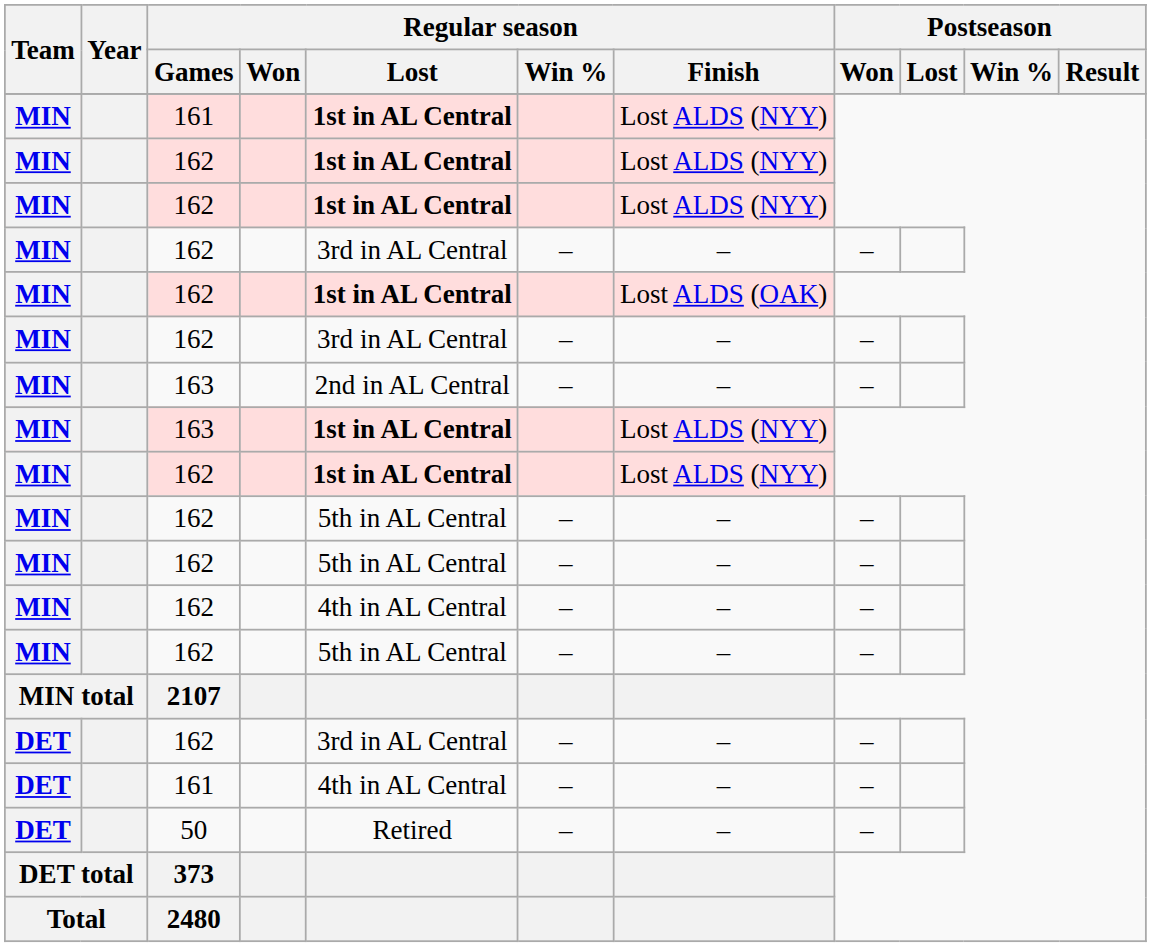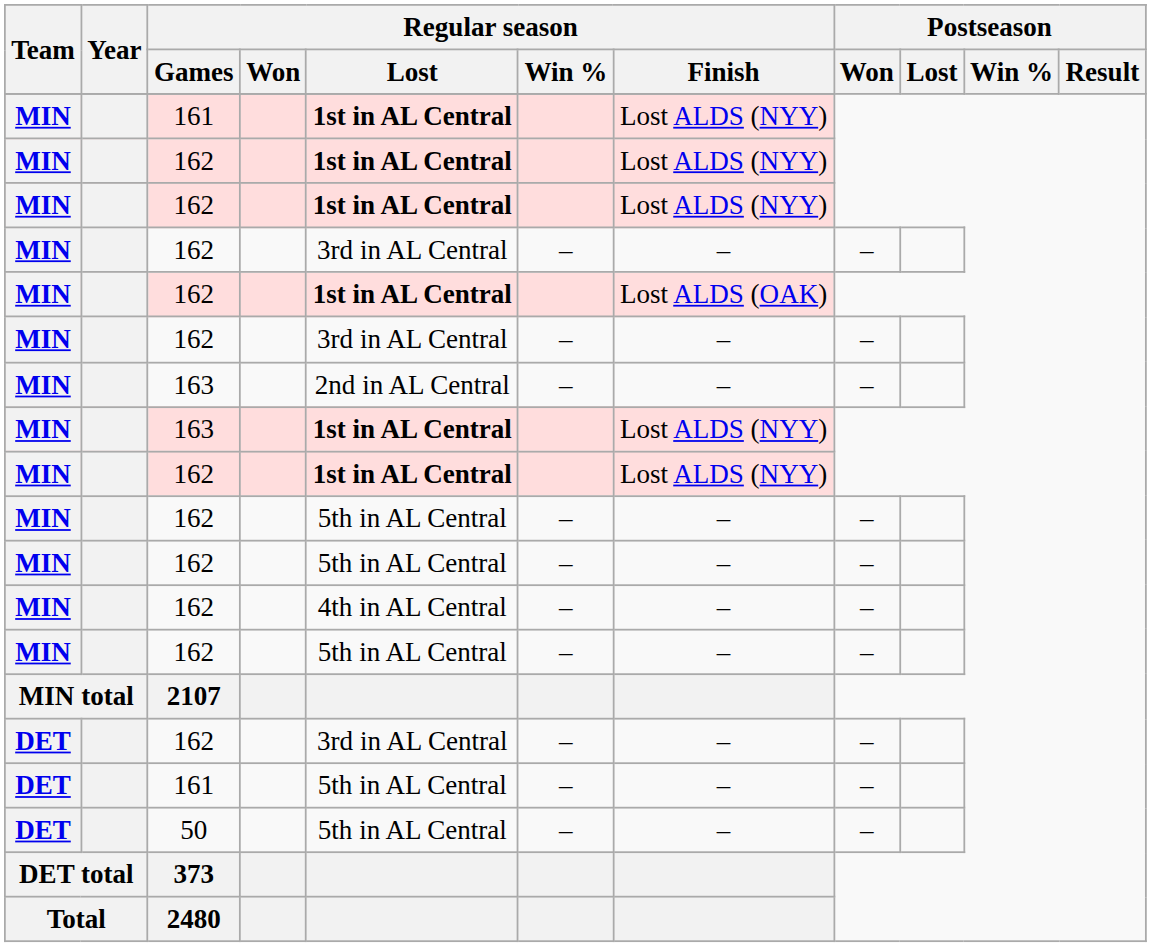(412, 785) 4th in AL Central -> (412, 785) 5th in AL Central
(412, 829) Retired -> (412, 829) 5th in AL Central
